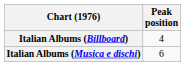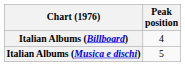(162, 54) 6 -> (162, 54) 5
